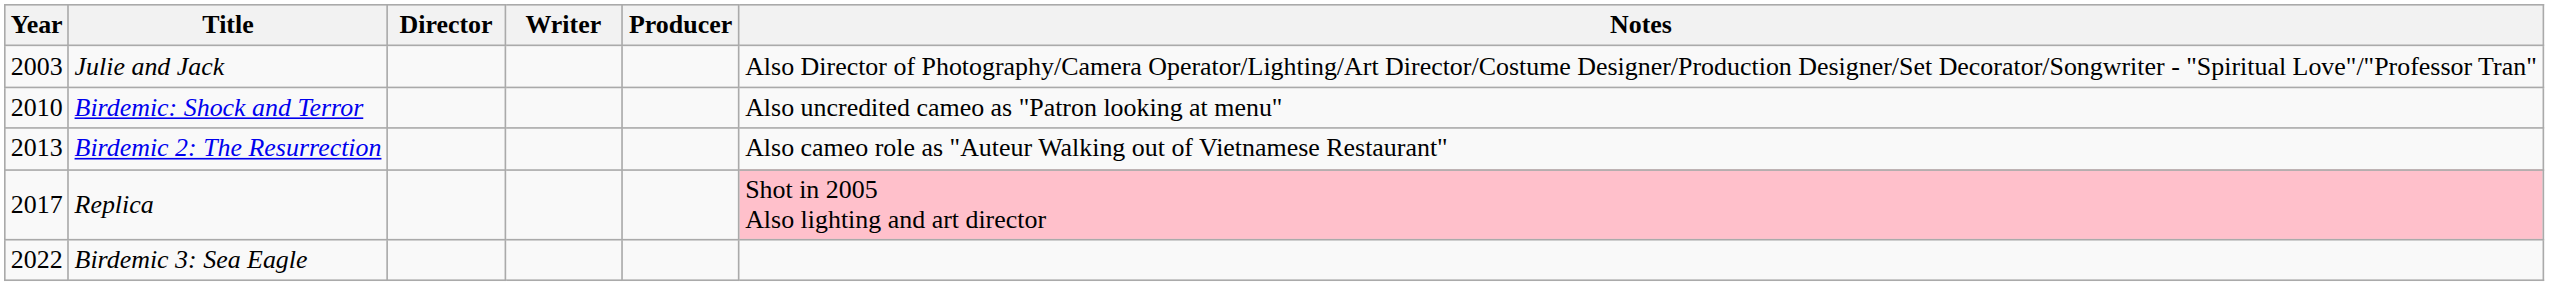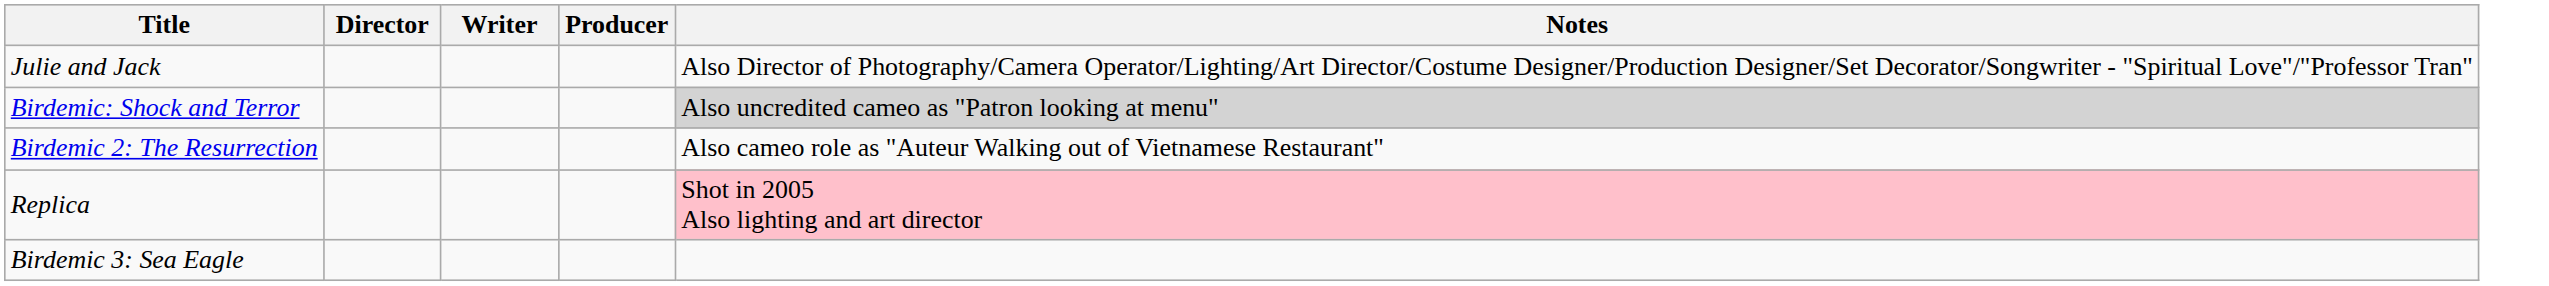- column: (37, 25)
(1014, 107) no background -> (950, 107) lightgrey background
